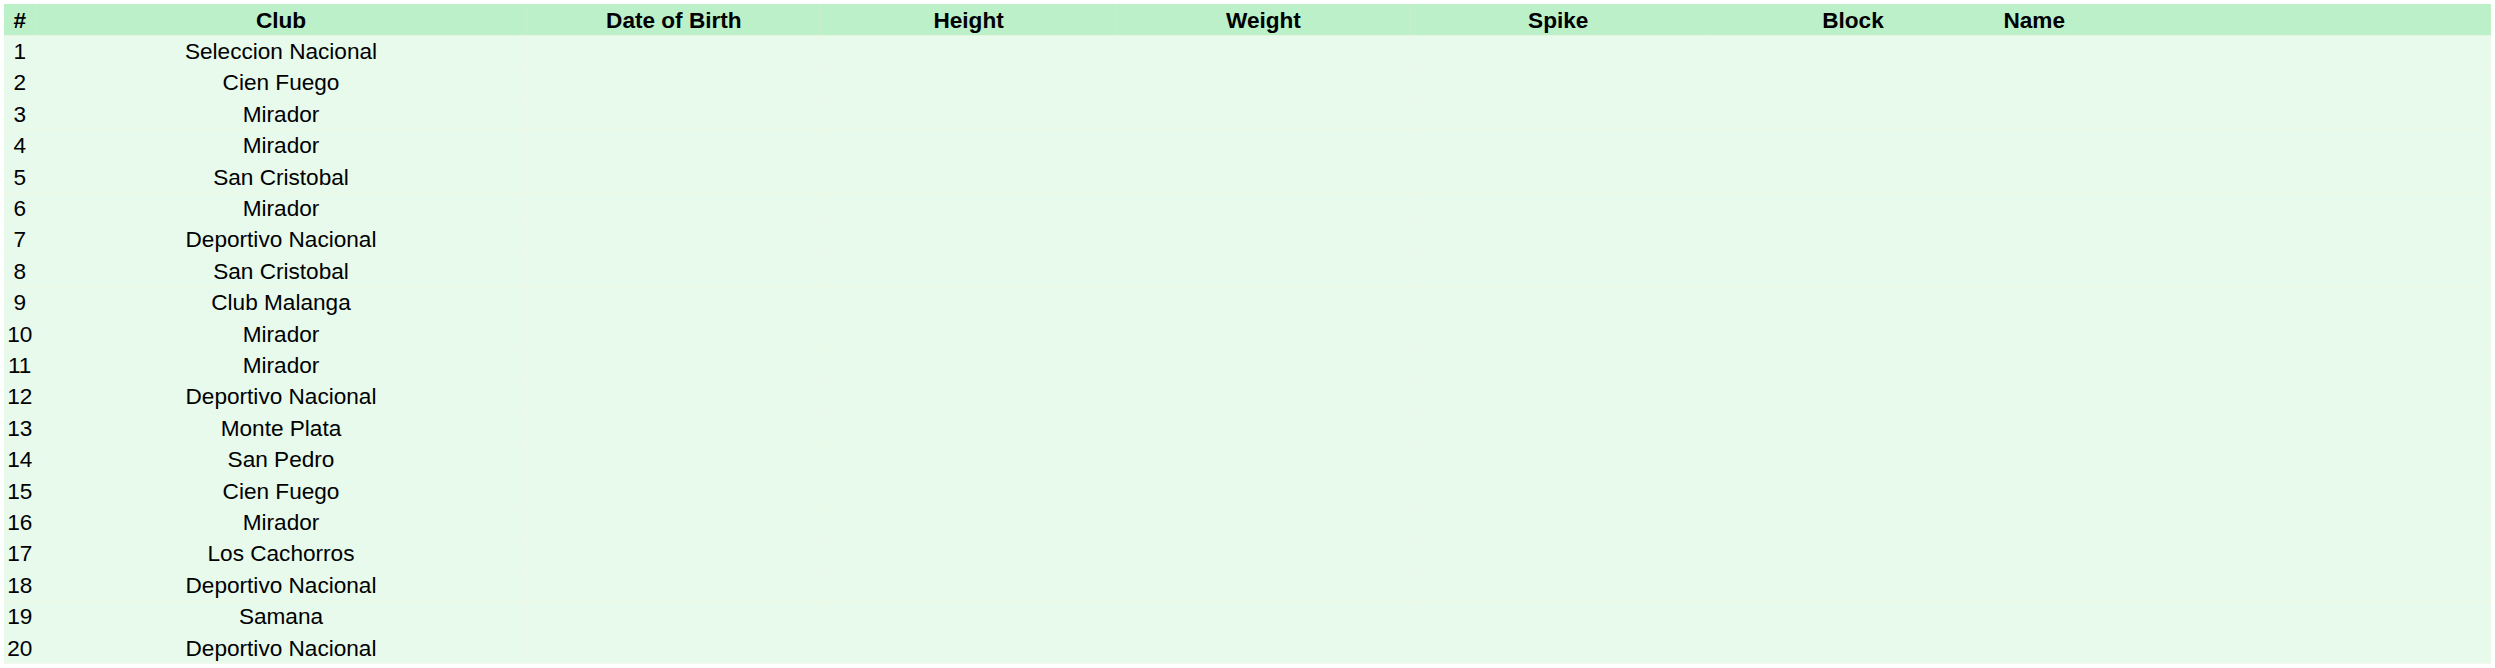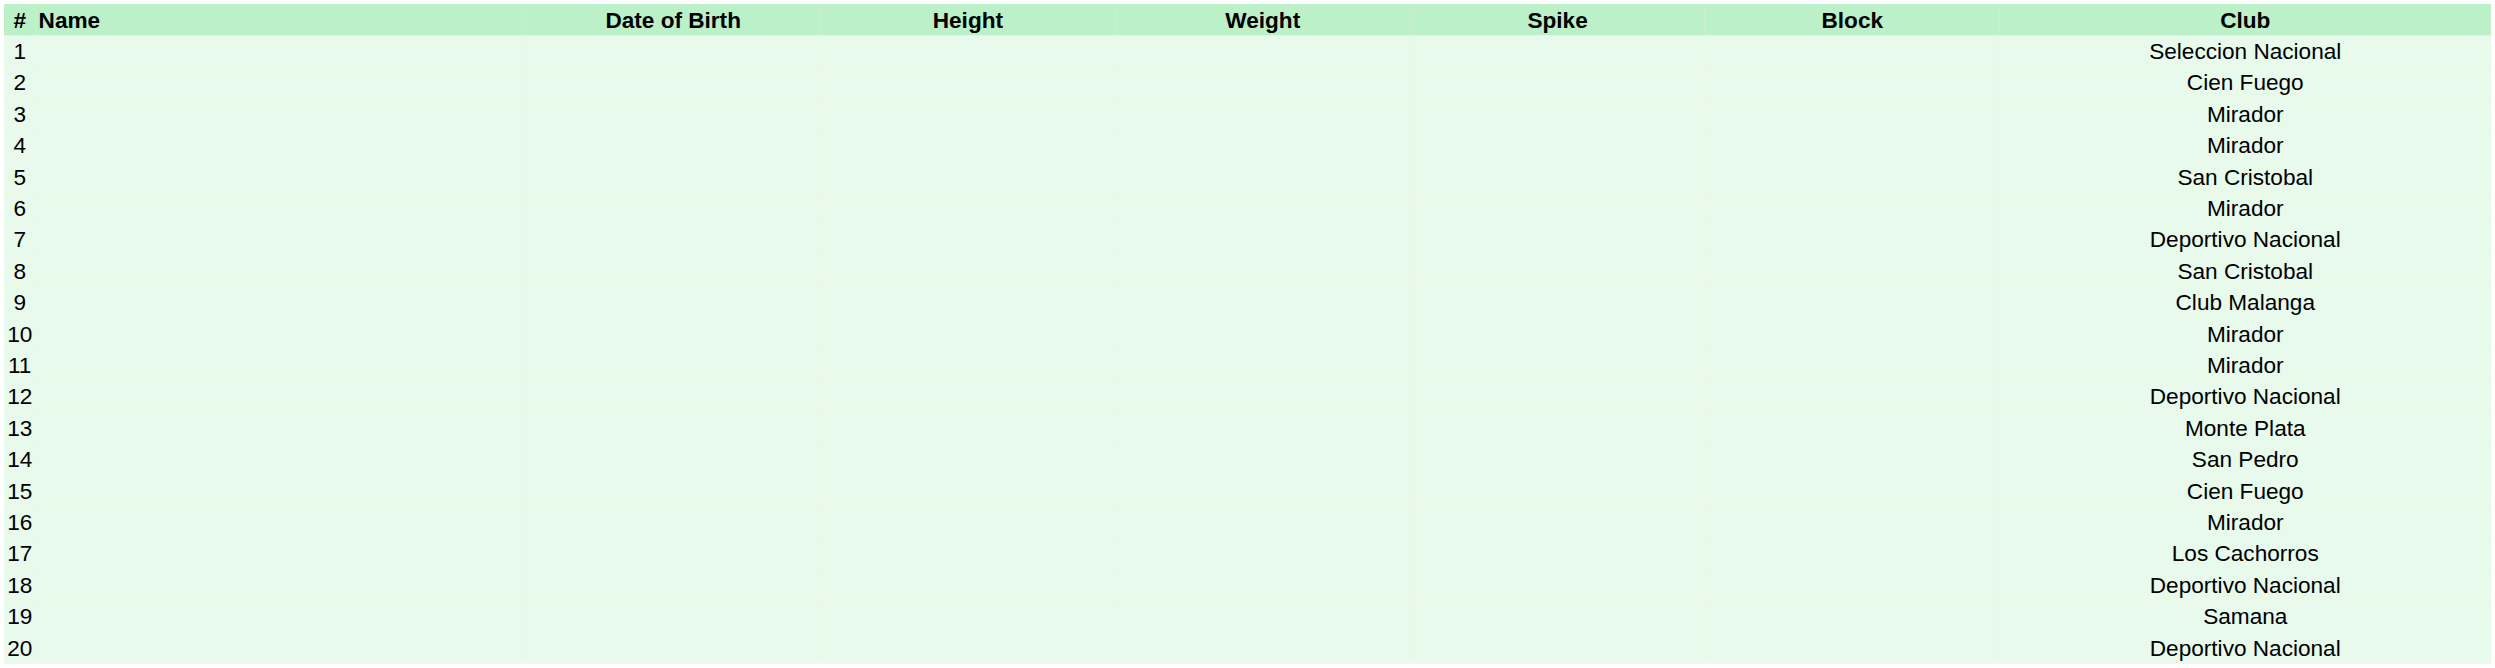columns swapped: (2034, 20) <-> (281, 20)
